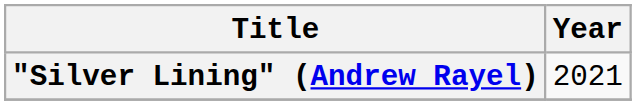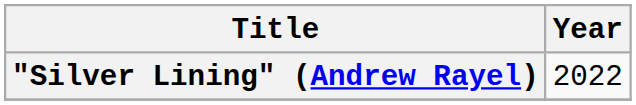(588, 77) 2021 -> (588, 77) 2022
